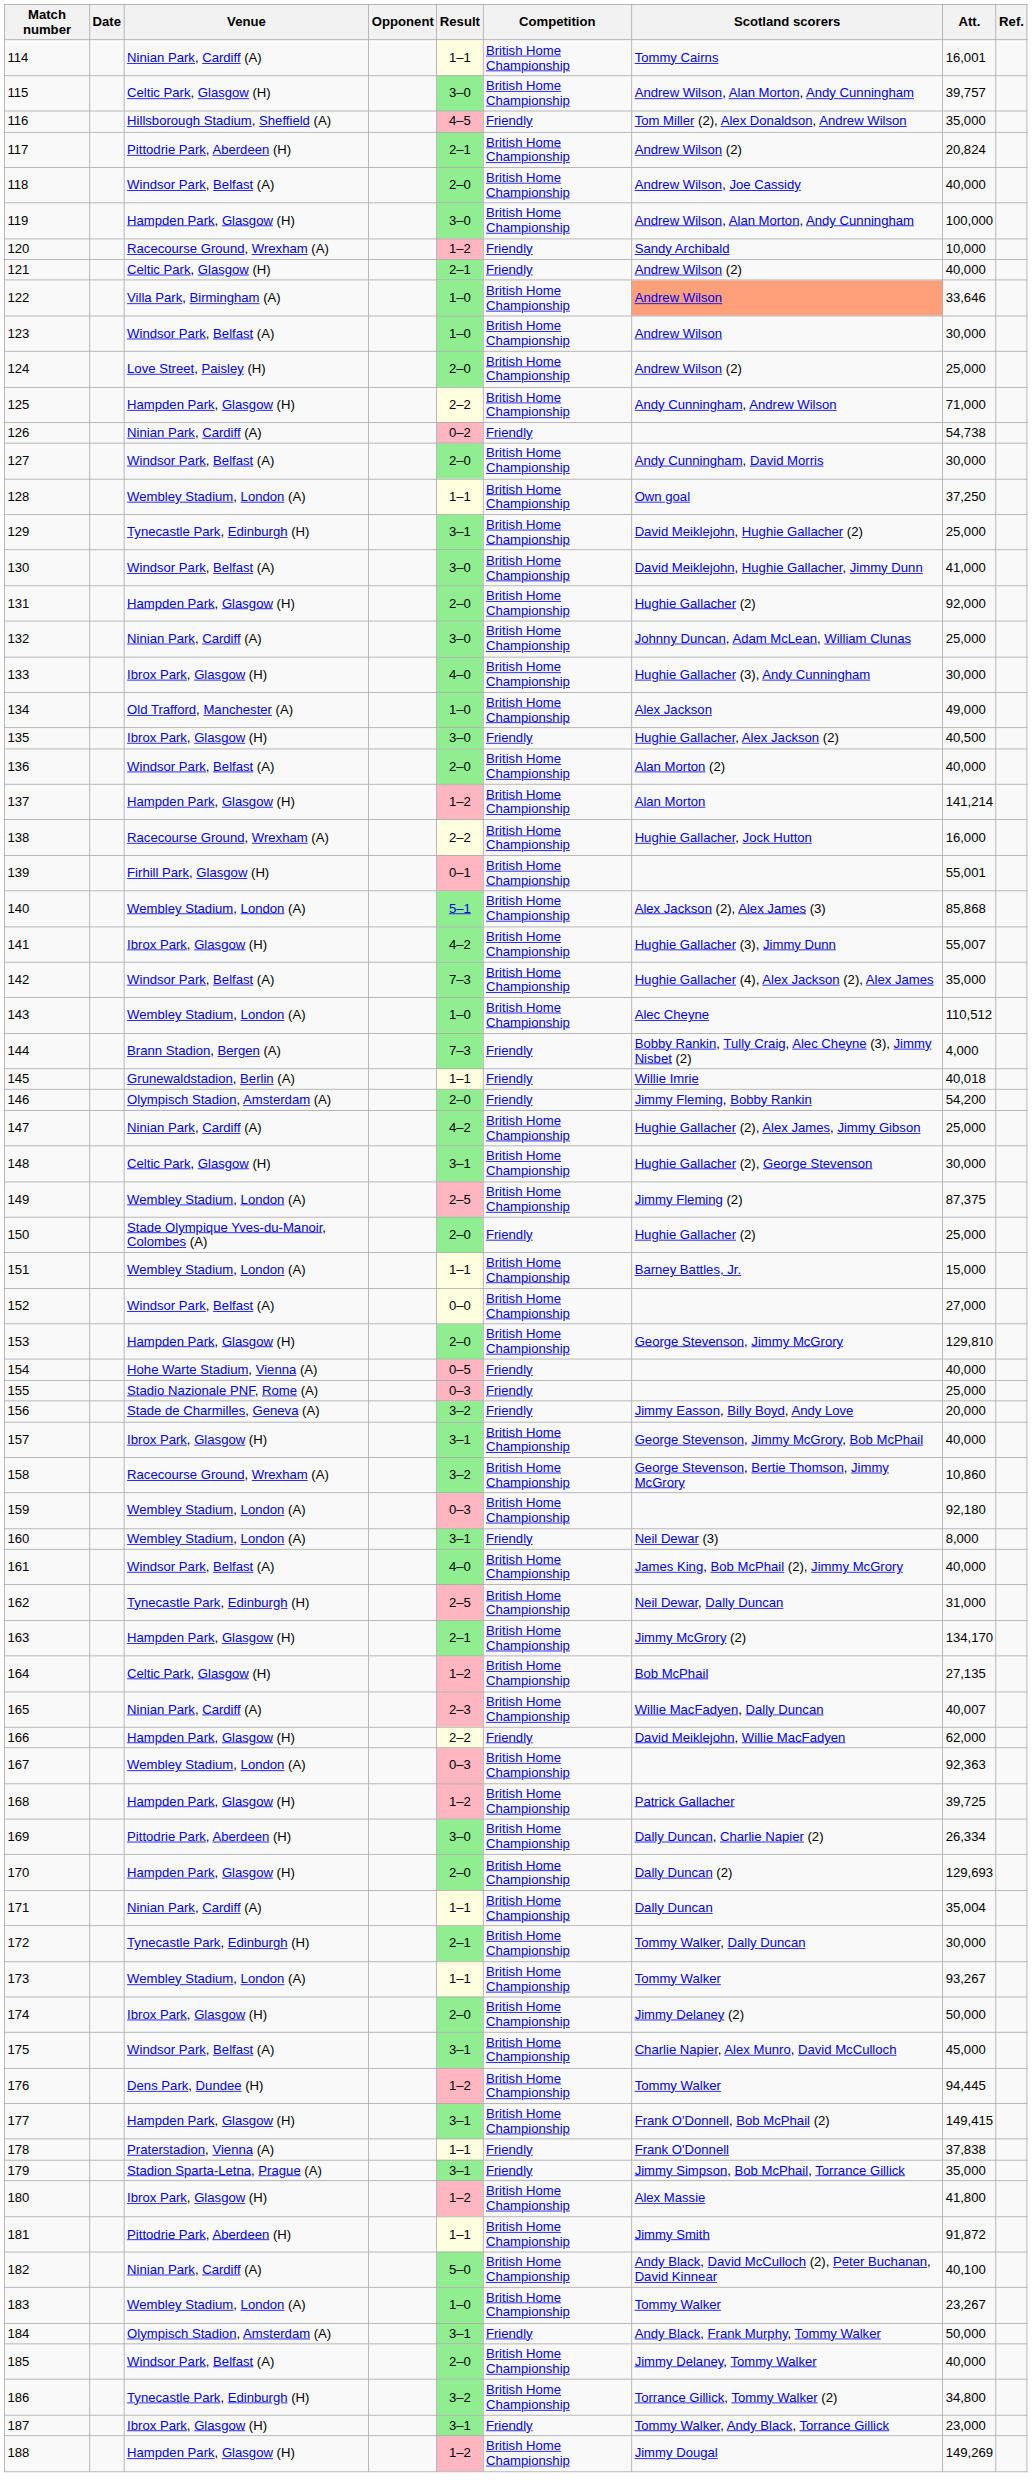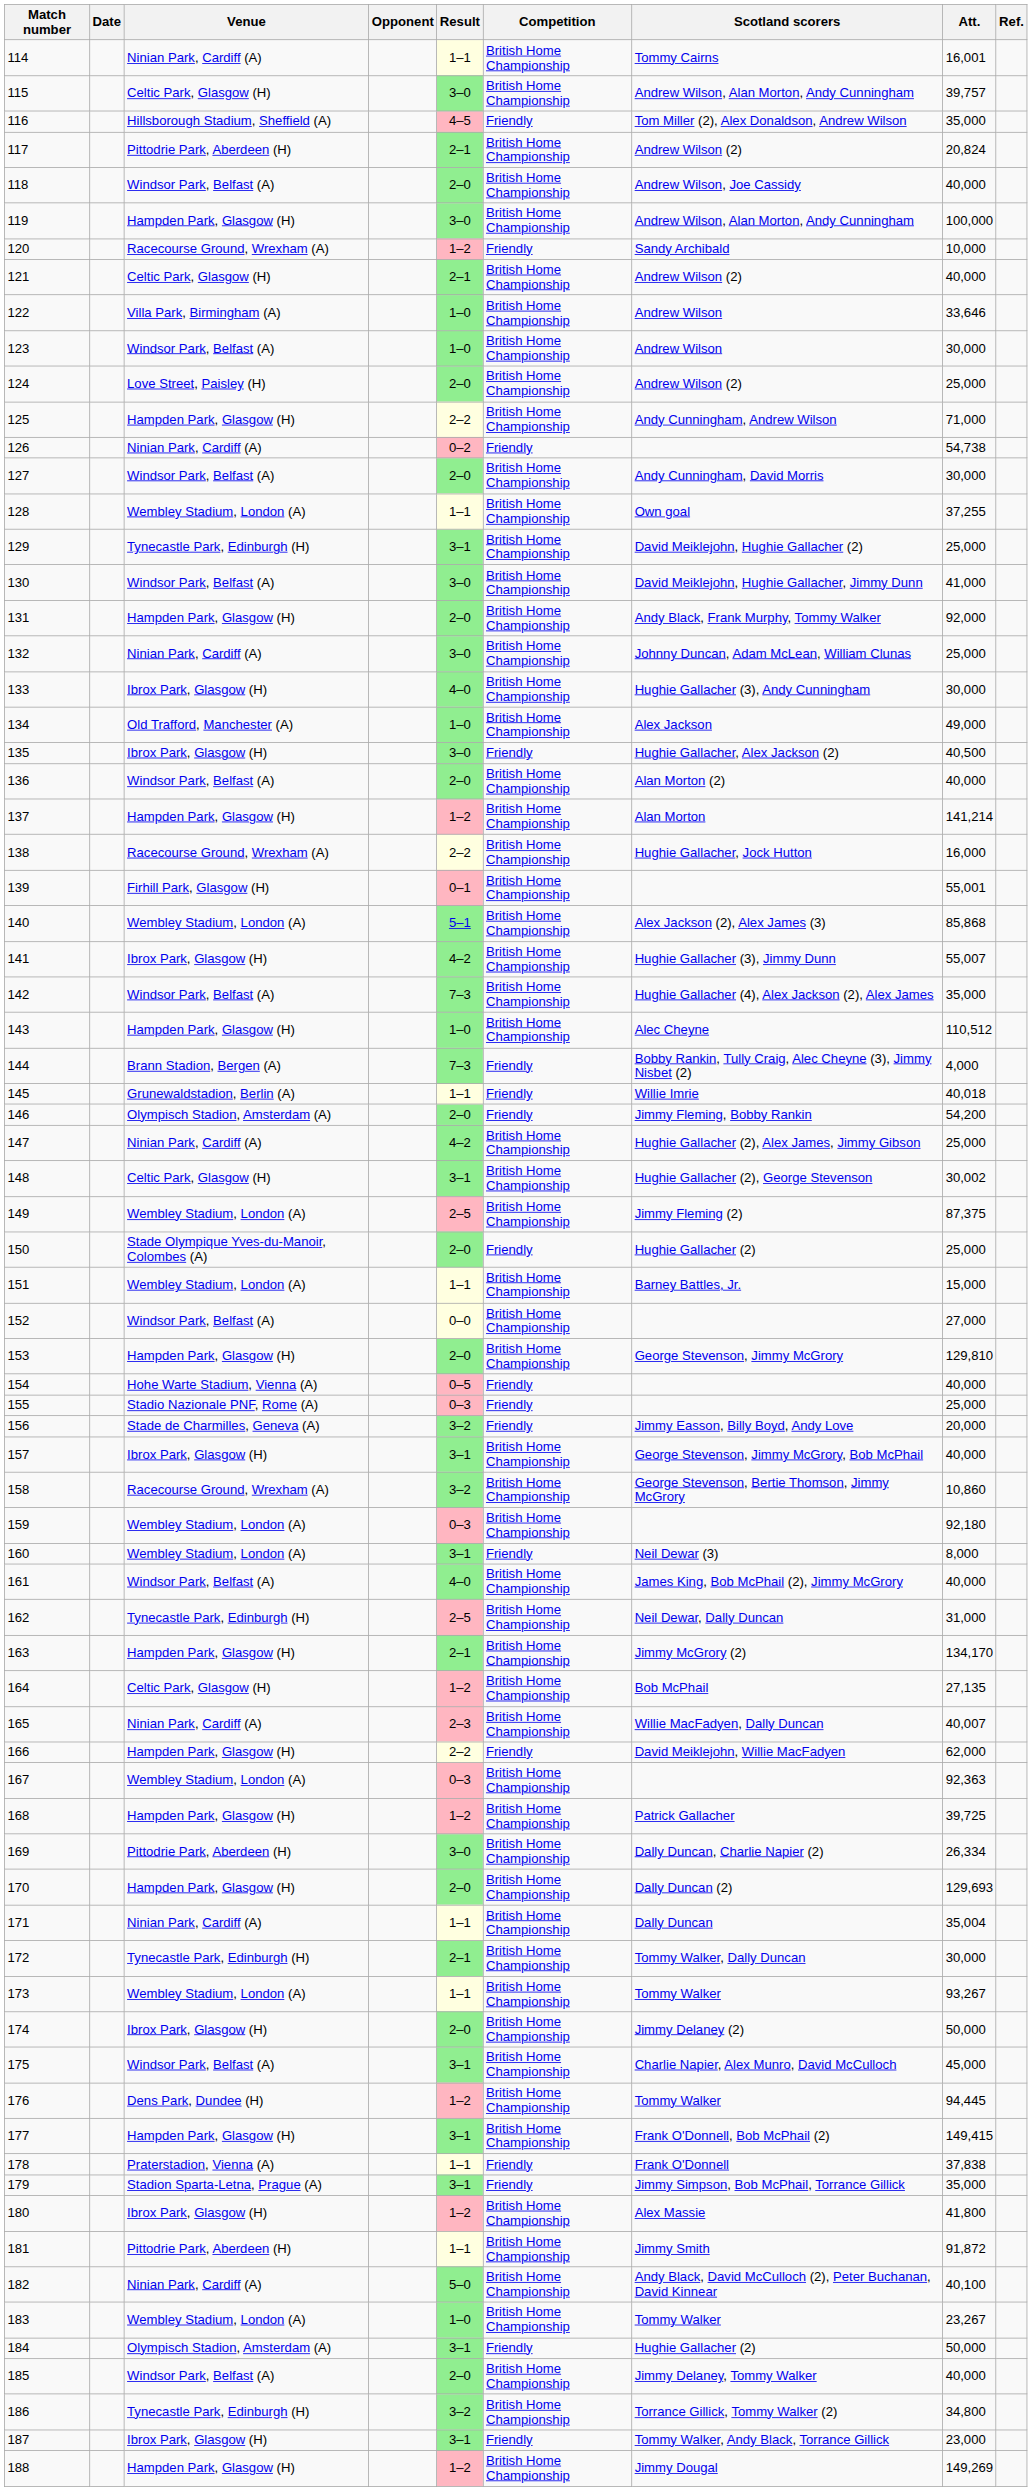(509, 269) Friendly -> (528, 277) British Home Championship
(678, 298) lightsalmon background -> (678, 312) no background
(966, 496) 37,250 -> (966, 511) 37,255
(695, 603) Hughie Gallacher (2) -> (758, 618) Andy Black, Frank Murphy, Tommy Walker
(216, 1015) Wembley Stadium, London (A) -> (211, 1030) Hampden Park, Glasgow (H)
(966, 1163) 30,000 -> (966, 1178) 30,002
(758, 2333) Andy Black, Frank Murphy, Tommy Walker -> (695, 2348) Hughie Gallacher (2)
